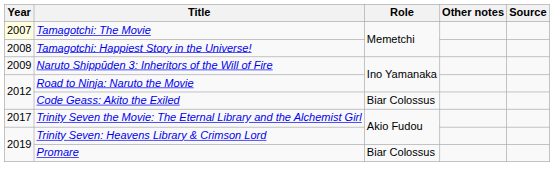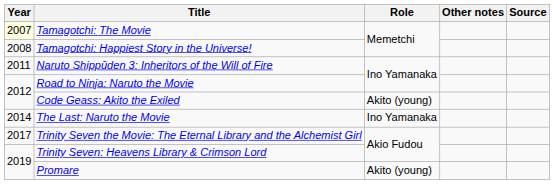(19, 65) 2009 -> (19, 65) 2011
(401, 100) Biar Colossus -> (399, 100) Akito (young)
+ row: (103, 118)
(401, 153) Biar Colossus -> (399, 170) Akito (young)
